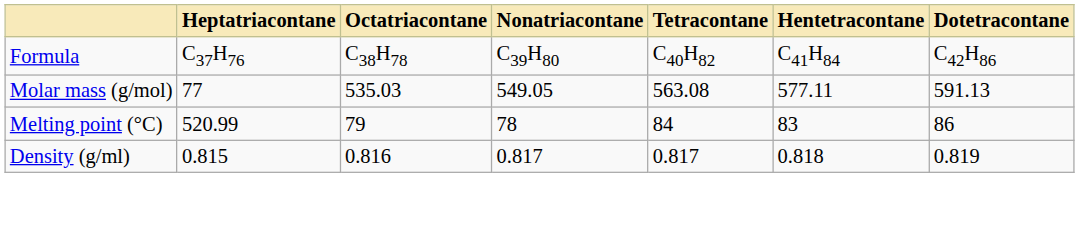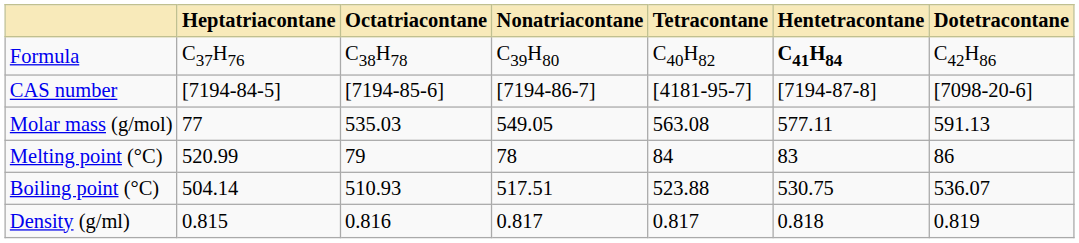(809, 55) normal -> (810, 55) bold
+ row: (64, 91)
+ row: (84, 188)
